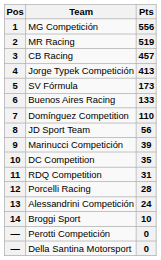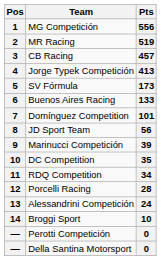(146, 115) 110 -> (146, 115) 101
(146, 174) 31 -> (146, 174) 34
